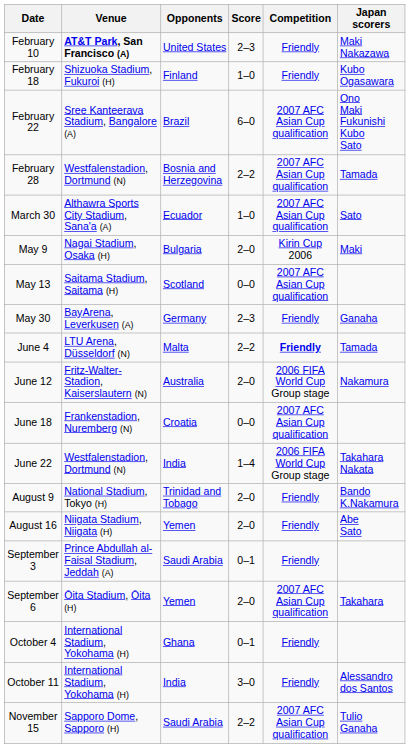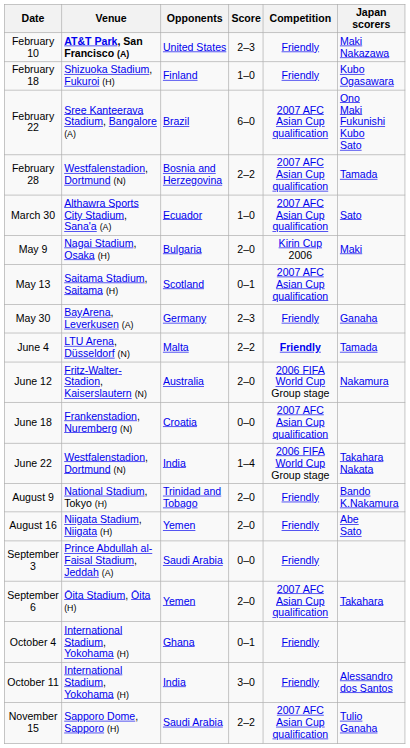(246, 284) 0–0 -> (246, 284) 0–1
(246, 561) 0–1 -> (246, 561) 0–0
